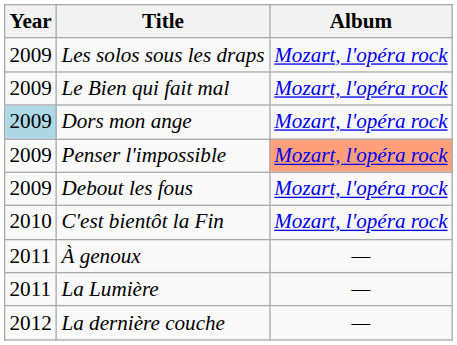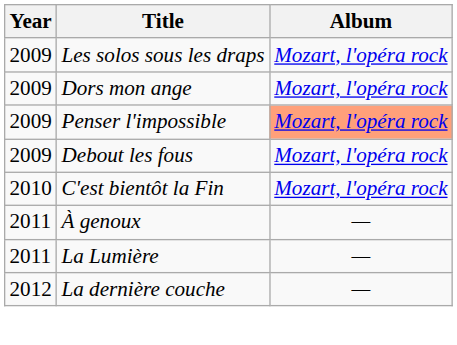- row: (145, 88)
(31, 121) lightblue background -> (31, 88) no background
